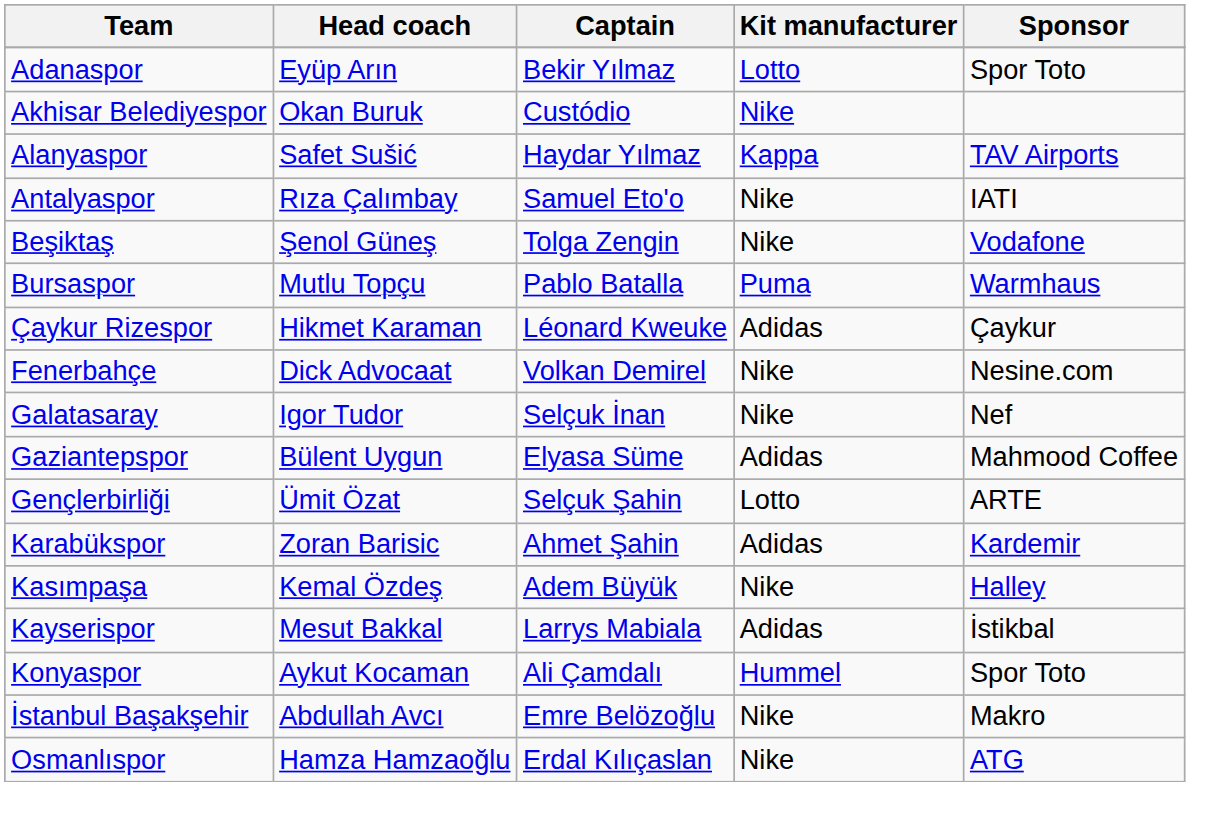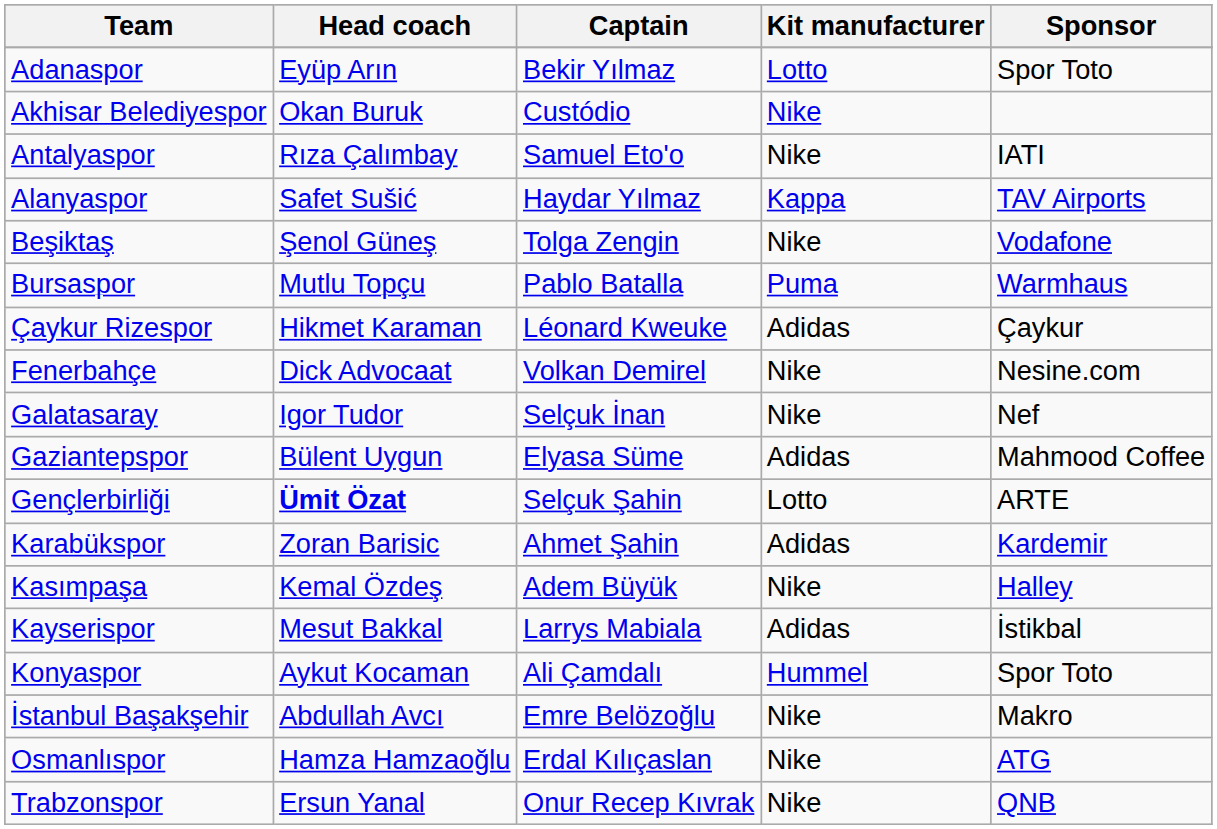rows swapped: (83, 198) <-> (79, 155)
(340, 500) normal -> (343, 500) bold
+ row: (87, 802)
